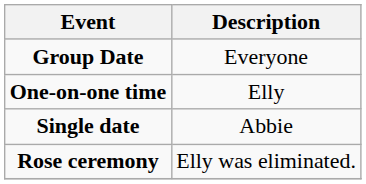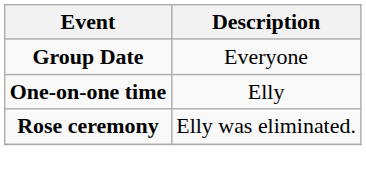- row: (88, 126)
